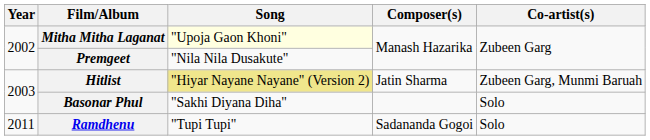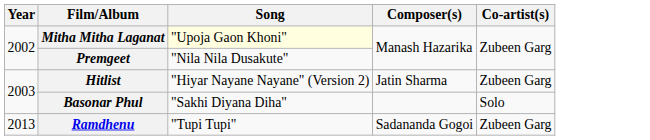(270, 80) khaki background -> (270, 80) no background
(561, 80) Zubeen Garg, Munmi Baruah -> (515, 80) Zubeen Garg
(21, 124) 2011 -> (21, 124) 2013
(492, 124) Solo -> (515, 124) Zubeen Garg
